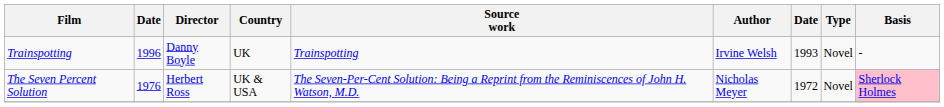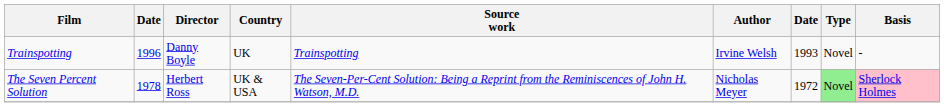(149, 85) 1976 -> (149, 85) 1978
(838, 85) no background -> (838, 85) lightgreen background
